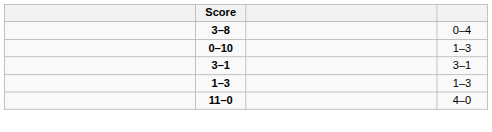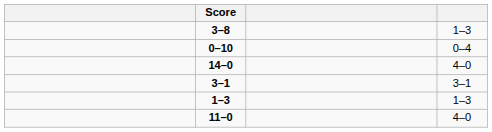(462, 30) 0–4 -> (462, 30) 1–3
(462, 48) 1–3 -> (462, 48) 0–4
+ row: (221, 65)
